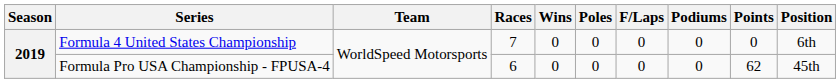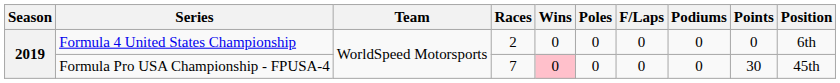(513, 41) 7 -> (513, 41) 2
(513, 66) 6 -> (513, 66) 7
(555, 66) no background -> (555, 66) pink background
(754, 66) 62 -> (754, 66) 30
